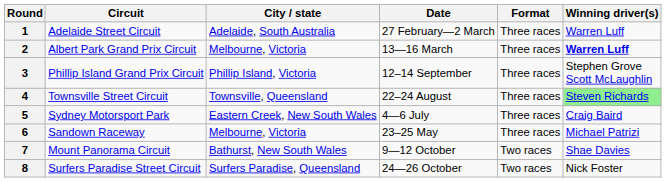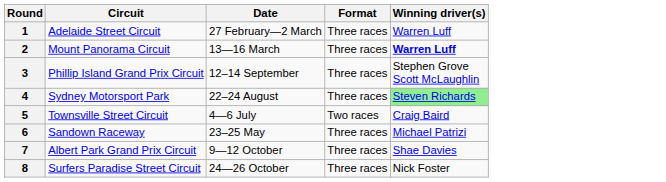- column: (293, 13)
(122, 48) Albert Park Grand Prix Circuit -> (109, 48) Mount Panorama Circuit
(108, 97) Townsville Street Circuit -> (109, 97) Sydney Motorsport Park
(109, 114) Sydney Motorsport Park -> (108, 114) Townsville Street Circuit
(530, 114) Three races -> (353, 114) Two races
(109, 150) Mount Panorama Circuit -> (122, 150) Albert Park Grand Prix Circuit
(526, 150) Two races -> (357, 150) Three races
(526, 168) Two races -> (357, 168) Three races
